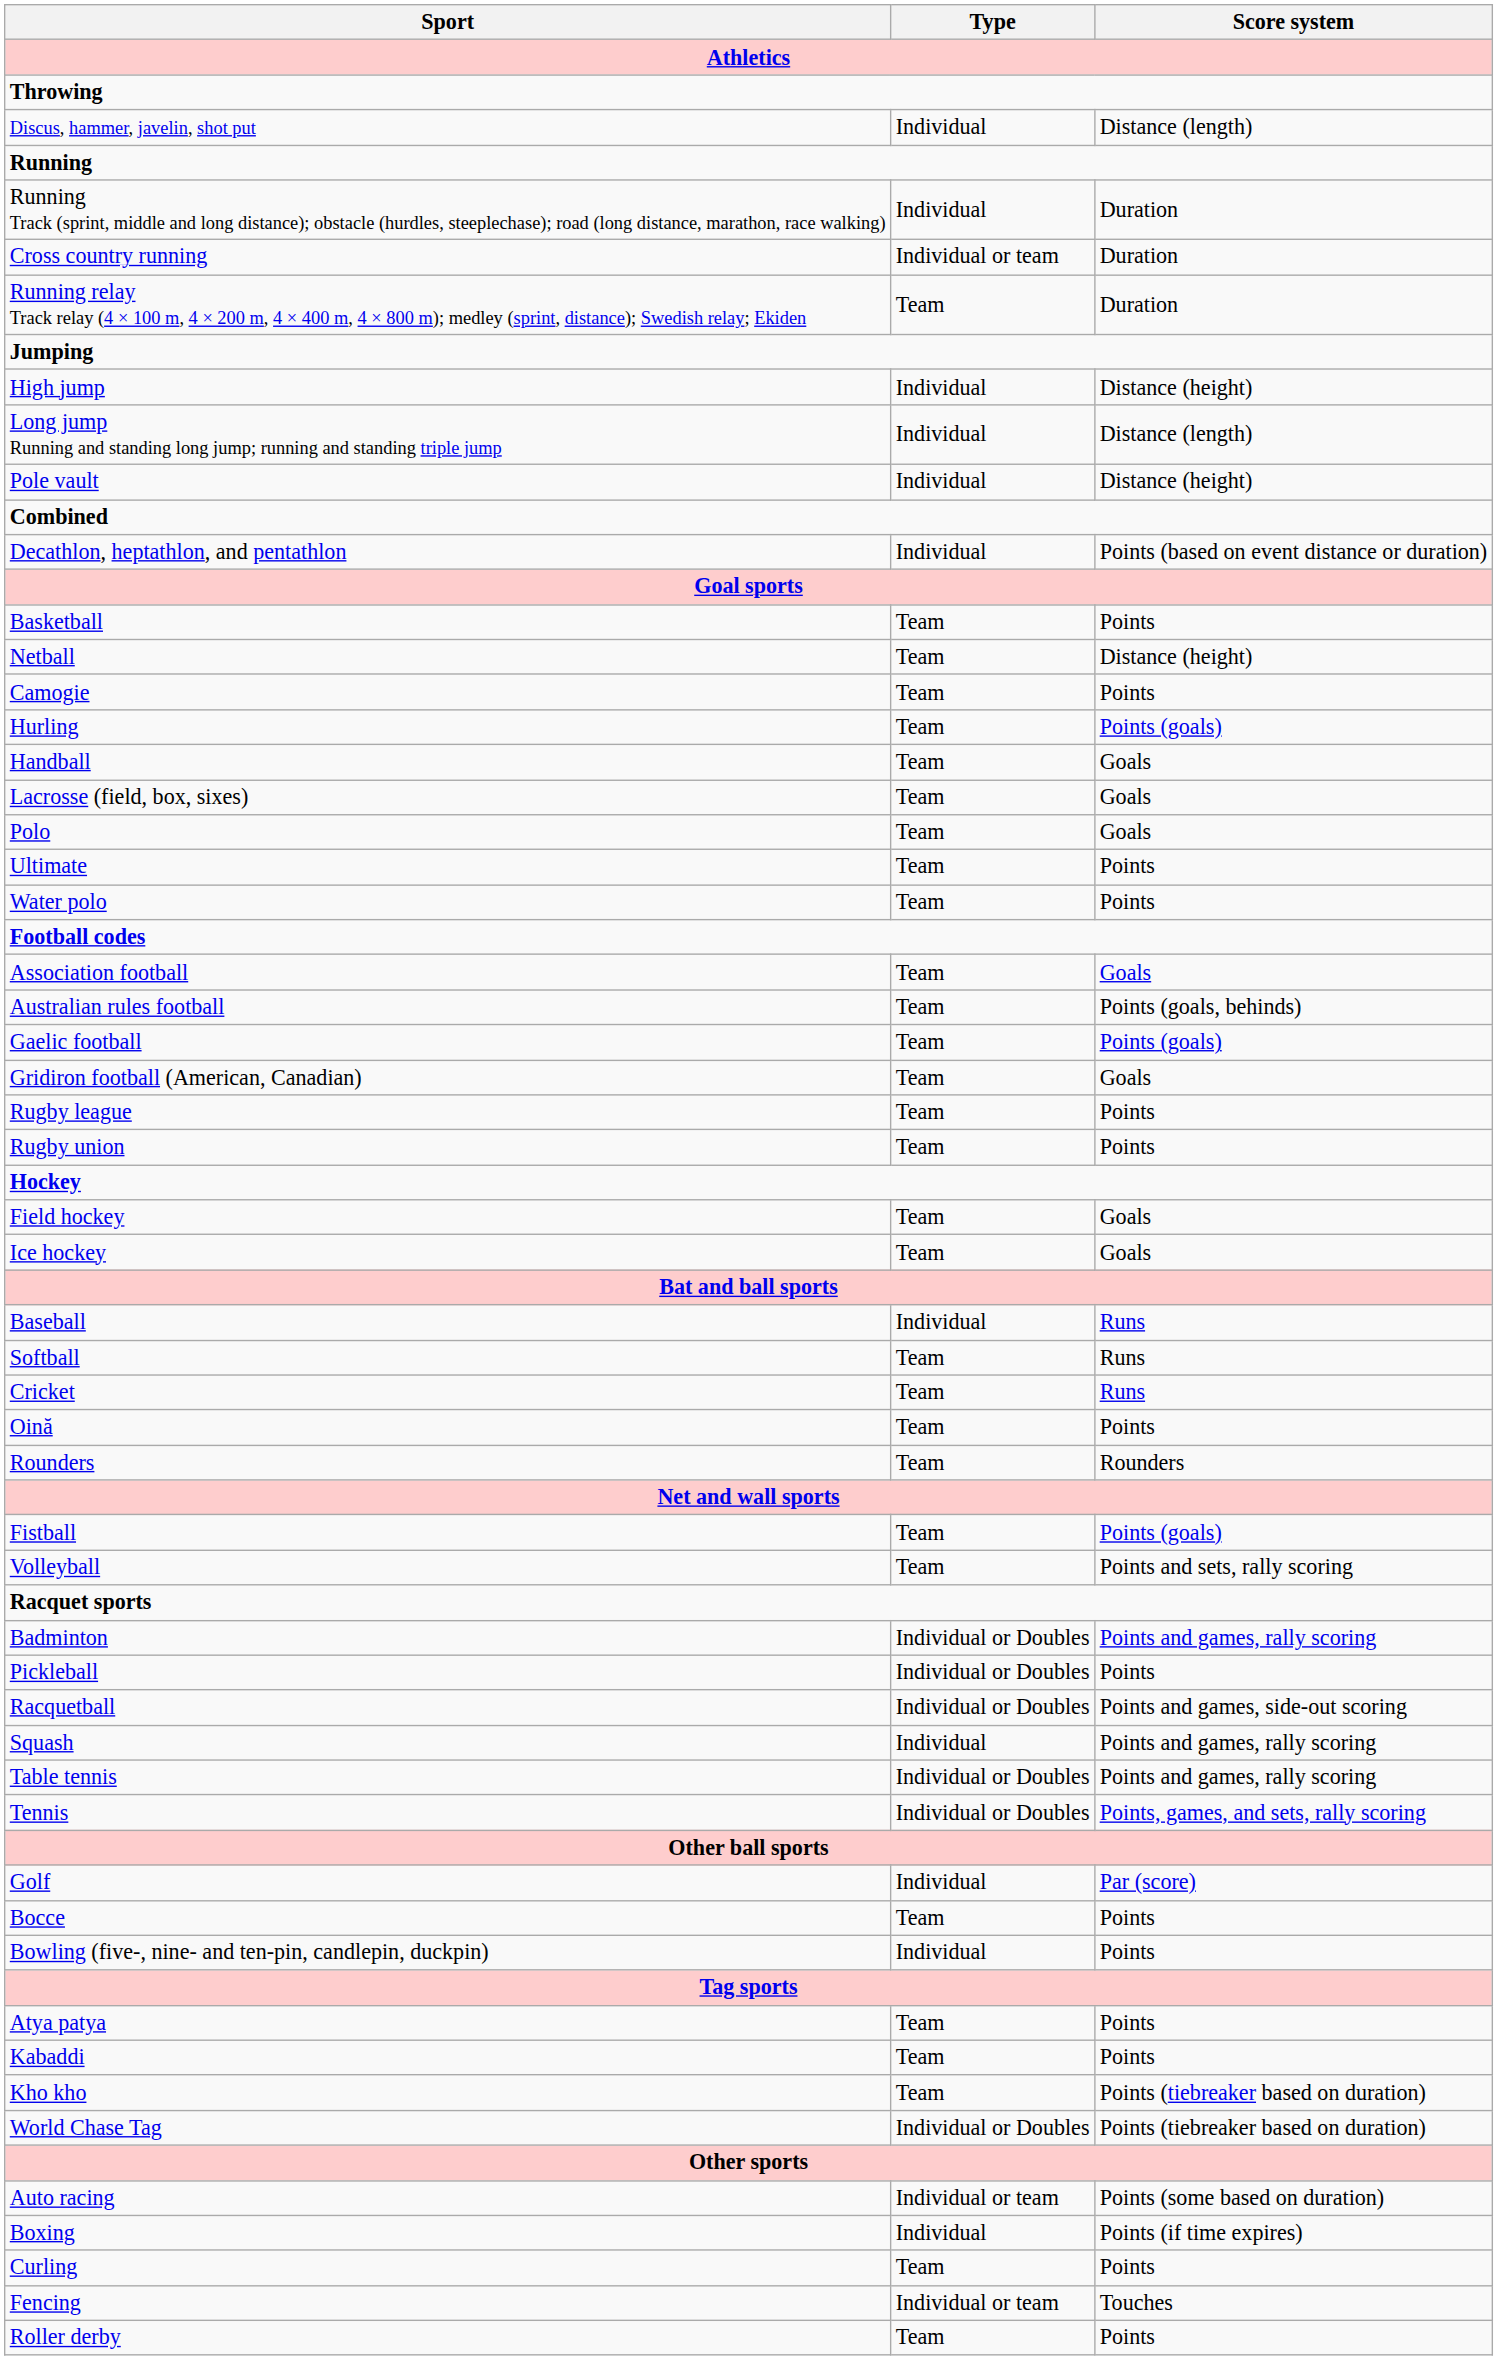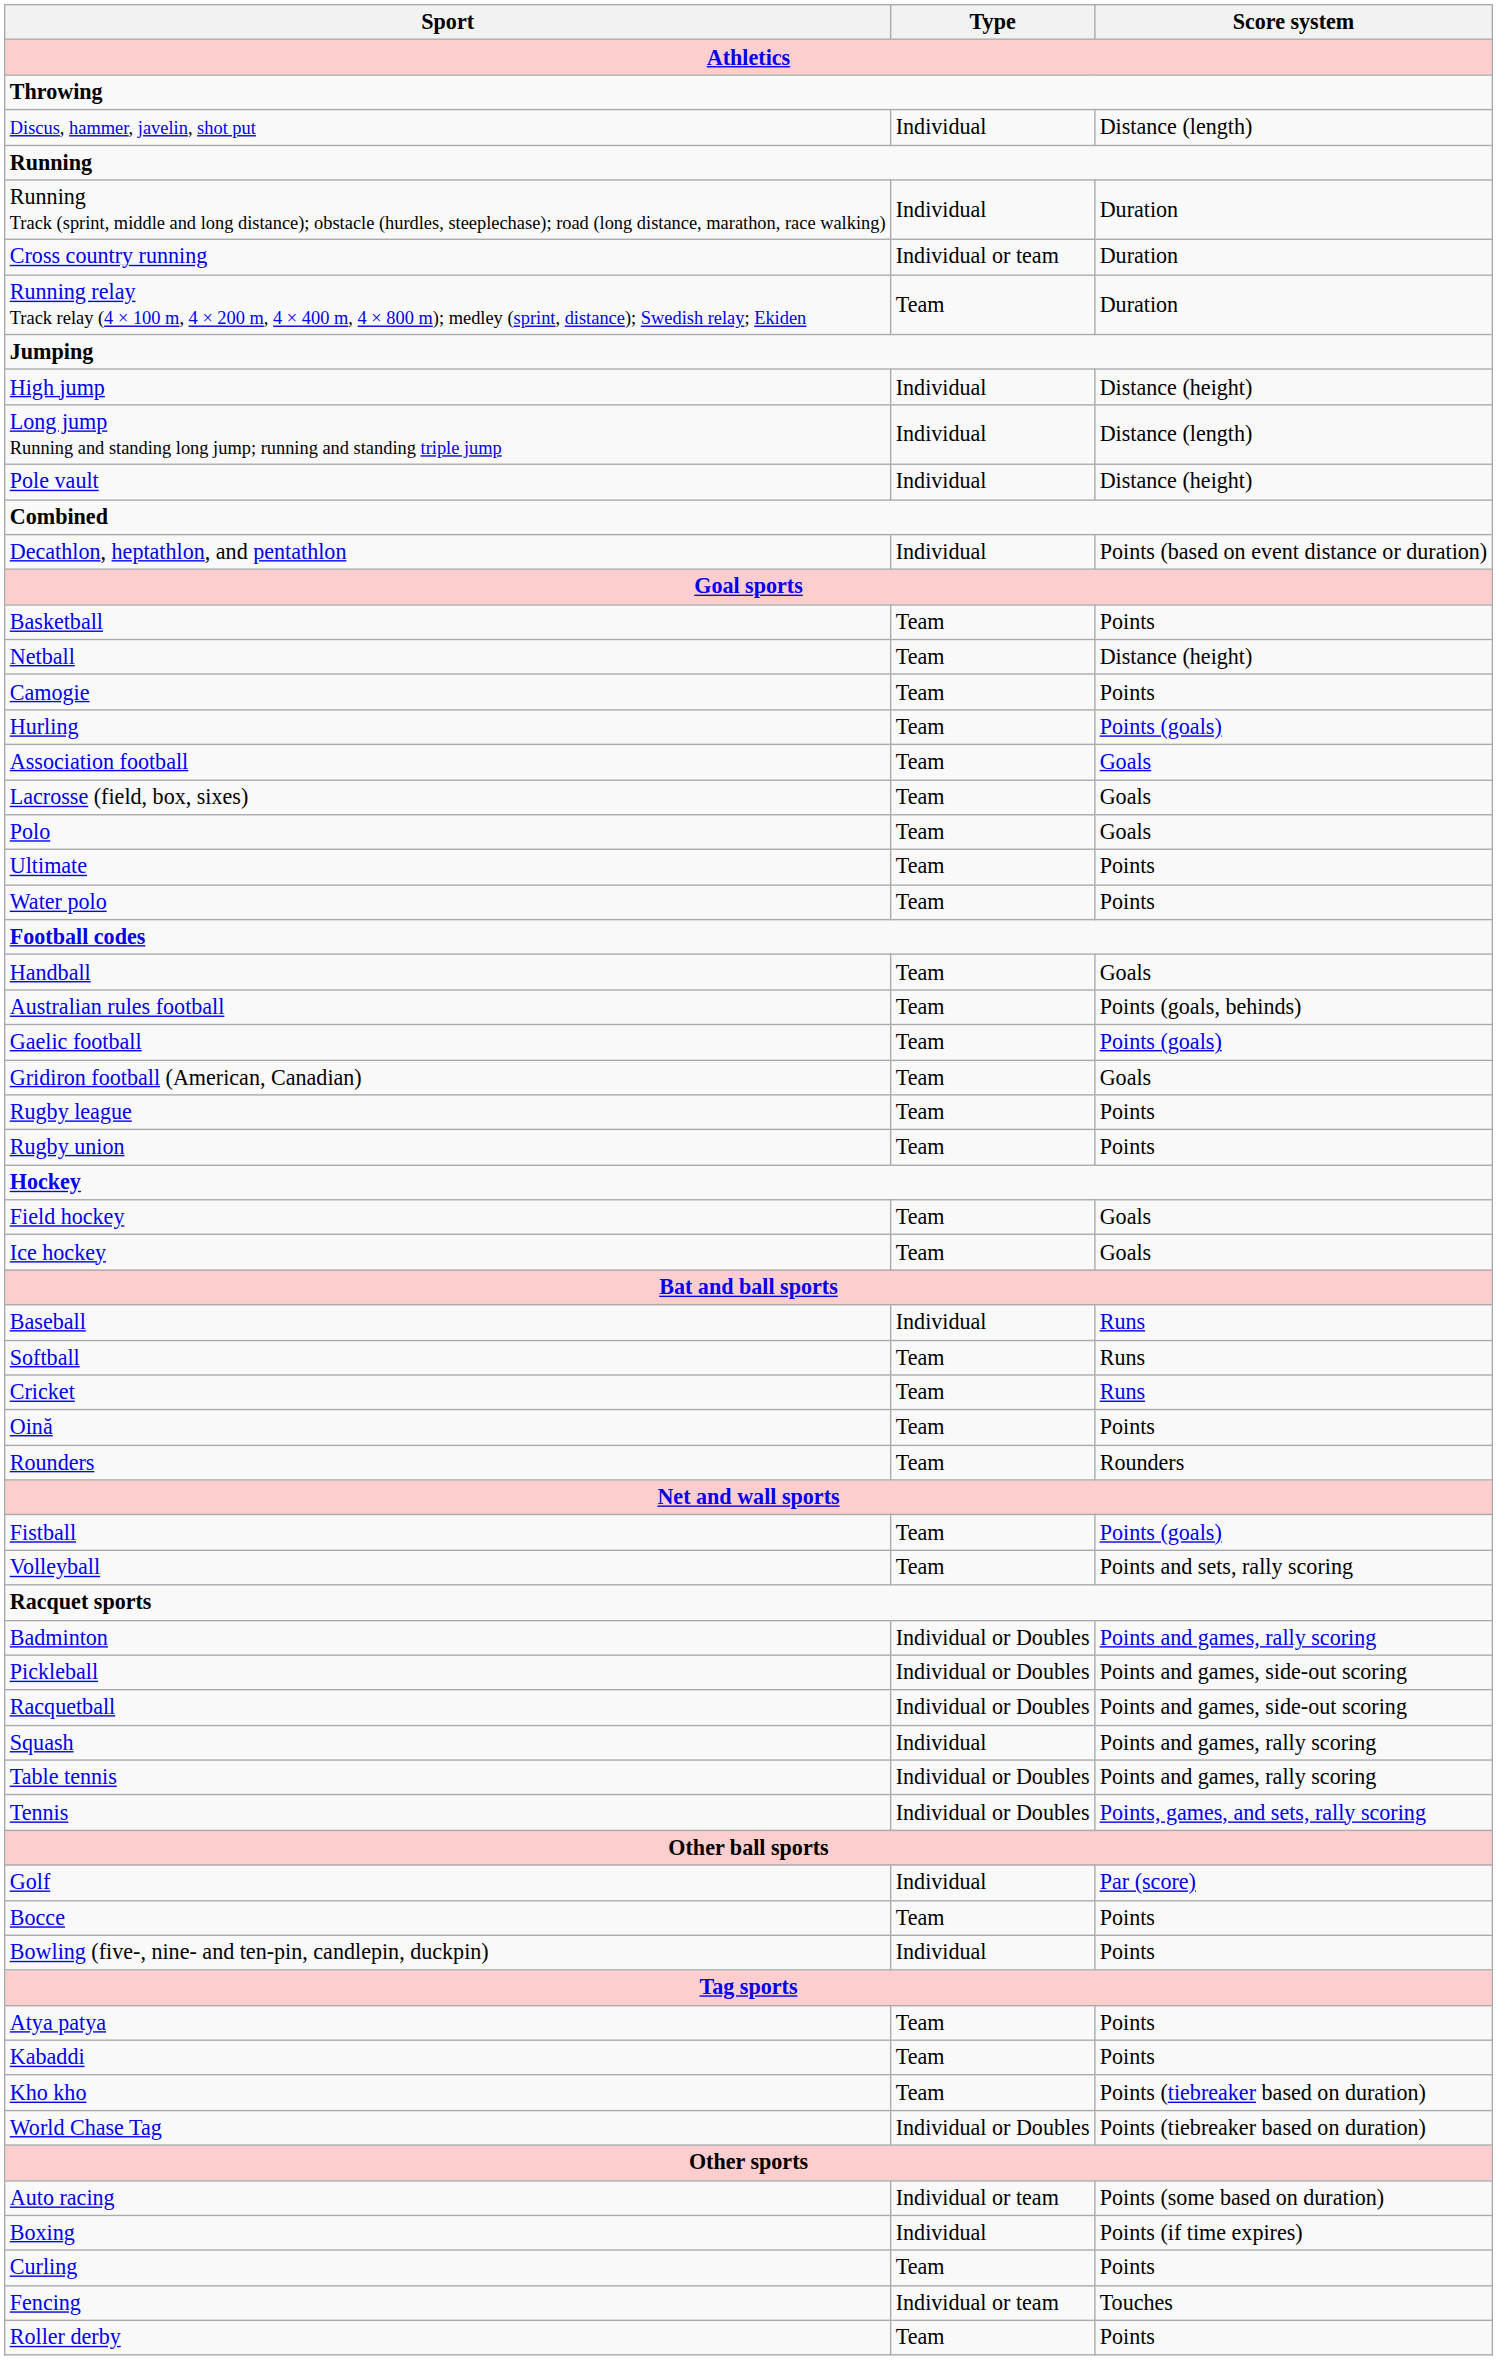rows swapped: (50, 761) <-> (99, 971)
(1127, 1672) Points -> (1253, 1672) Points and games, side-out scoring
